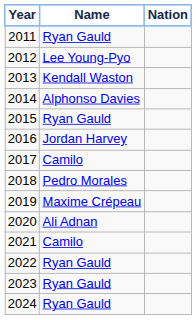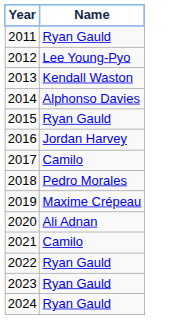- column: (168, 15)
